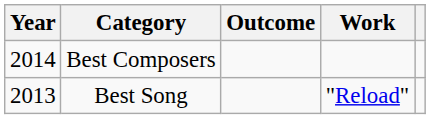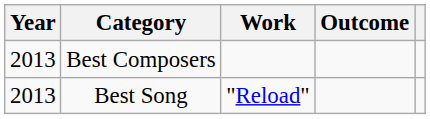columns swapped: (367, 22) <-> (271, 22)
(33, 58) 2014 -> (33, 58) 2013
